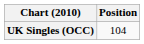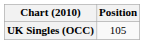(118, 30) 104 -> (118, 30) 105
